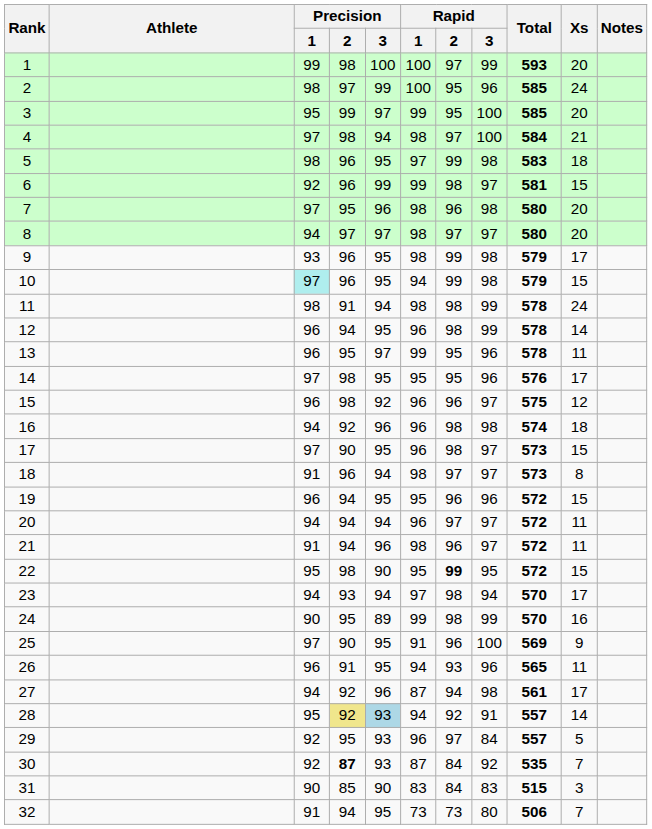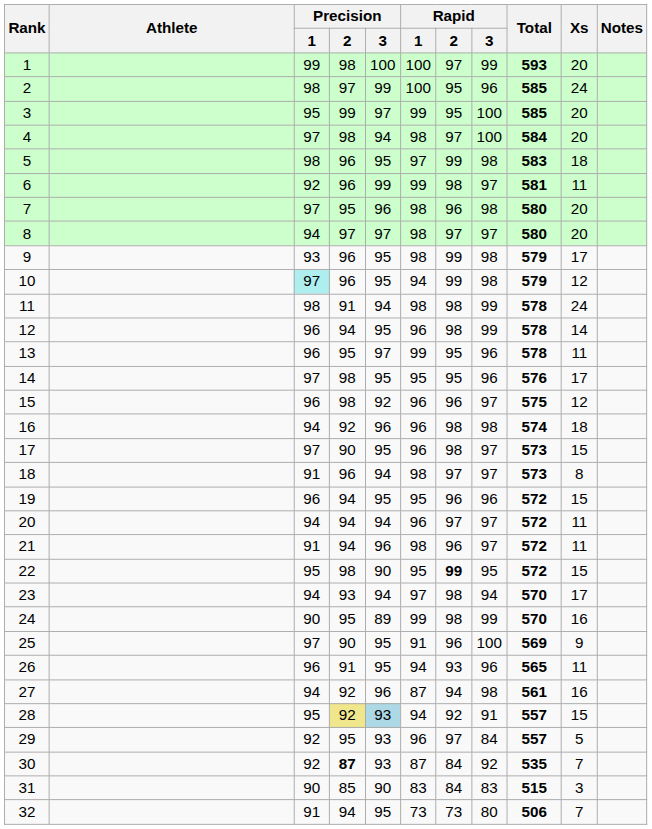(579, 137) 21 -> (579, 137) 20
(579, 185) 15 -> (579, 185) 11
(579, 281) 15 -> (579, 281) 12
(579, 691) 17 -> (579, 691) 16
(579, 715) 14 -> (579, 715) 15
